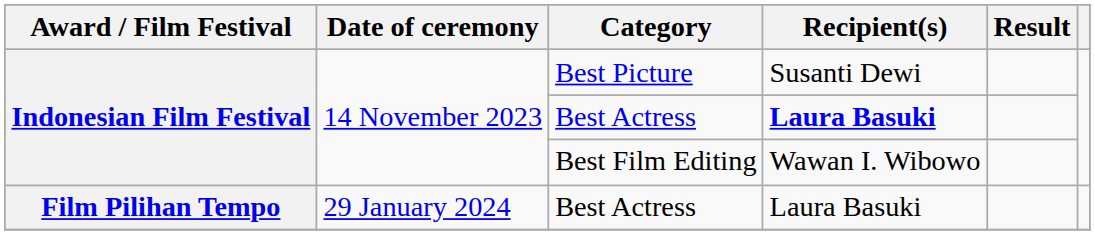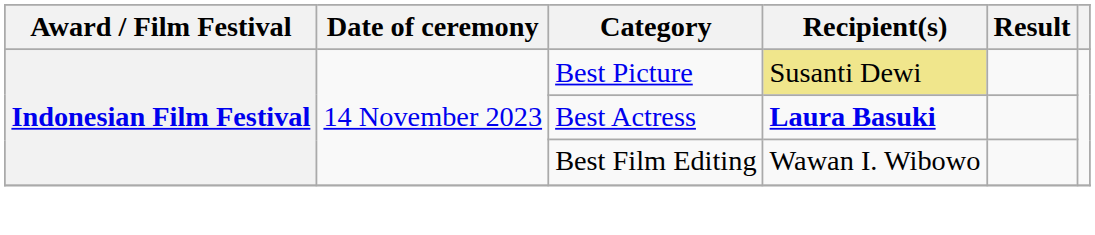(846, 71) no background -> (846, 71) khaki background
- row: (161, 206)
